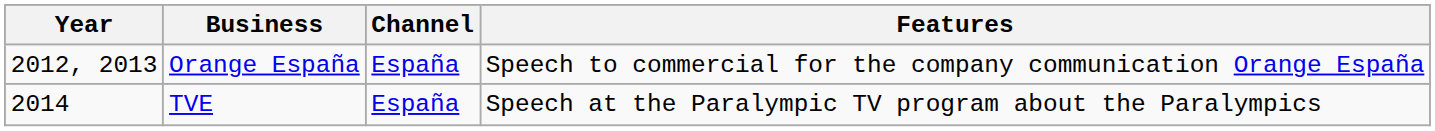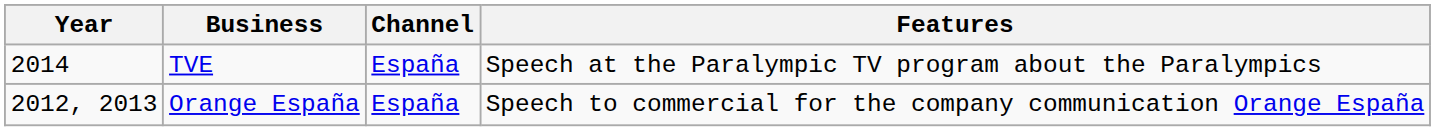rows swapped: (191, 105) <-> (264, 65)
